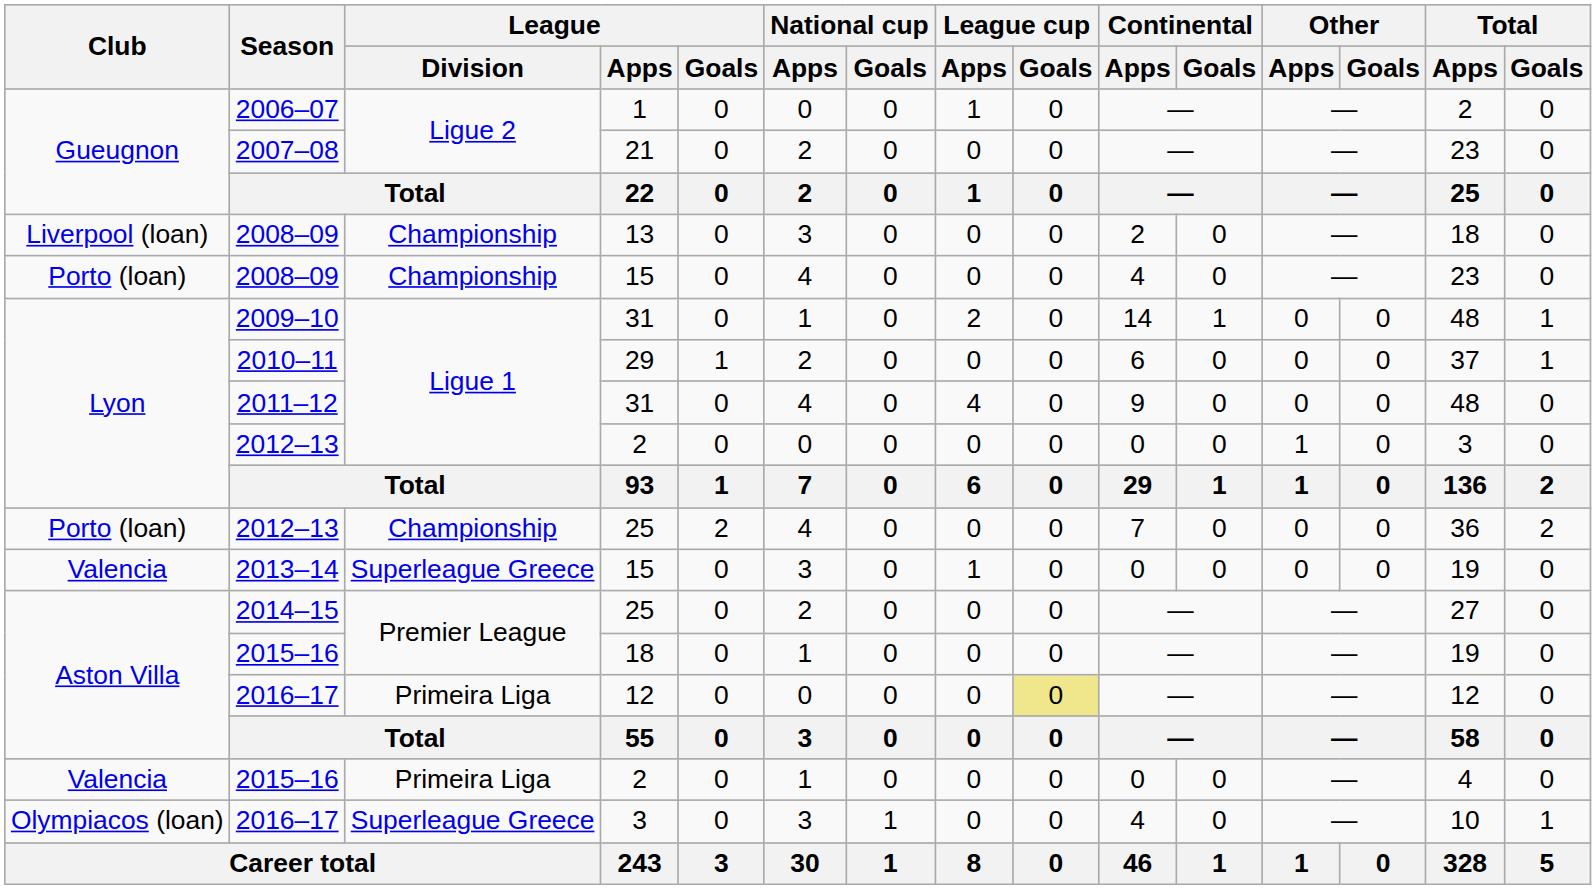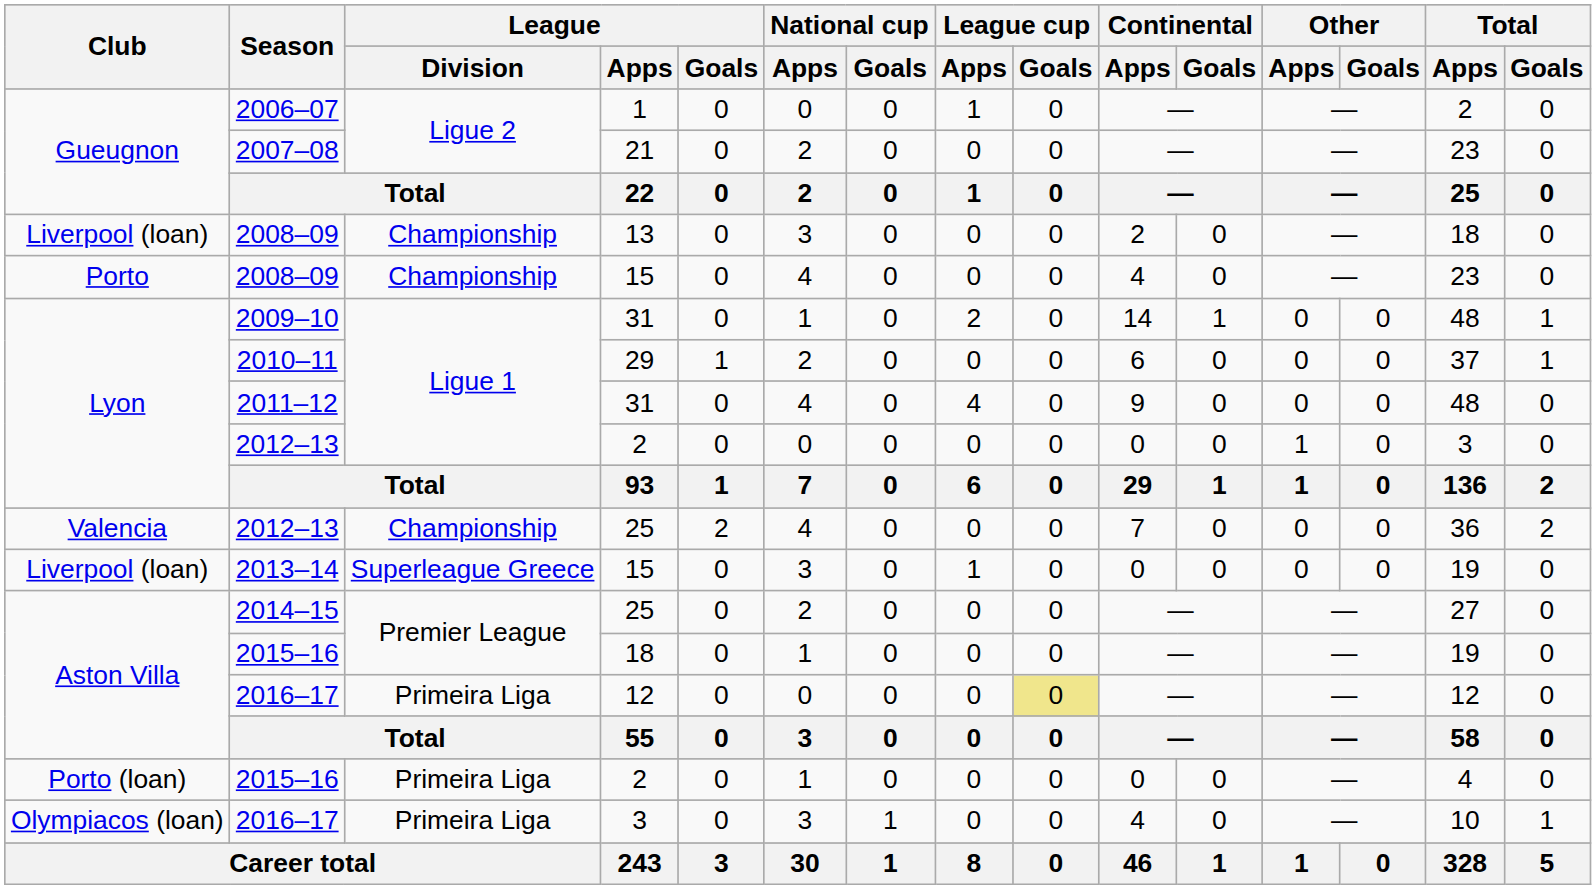(117, 276) Porto (loan) -> (117, 276) Porto
(117, 527) Porto (loan) -> (117, 527) Valencia
(117, 569) Valencia -> (117, 569) Liverpool (loan)
(117, 779) Valencia -> (117, 779) Porto (loan)
(473, 820) Superleague Greece -> (473, 820) Primeira Liga
